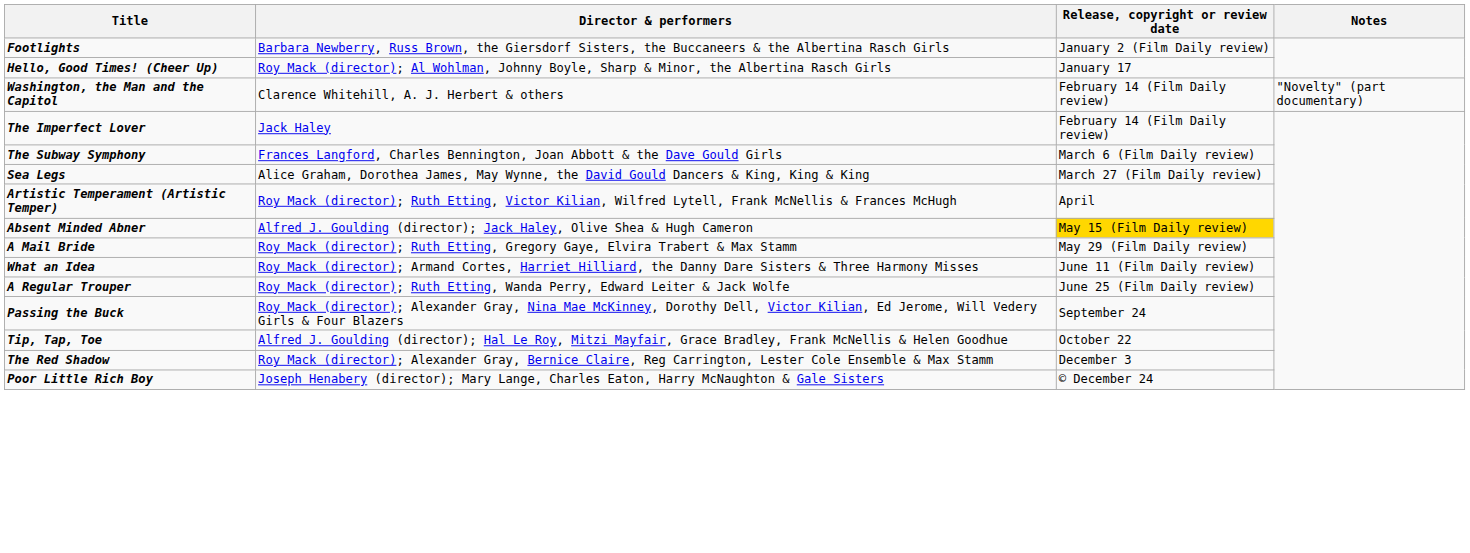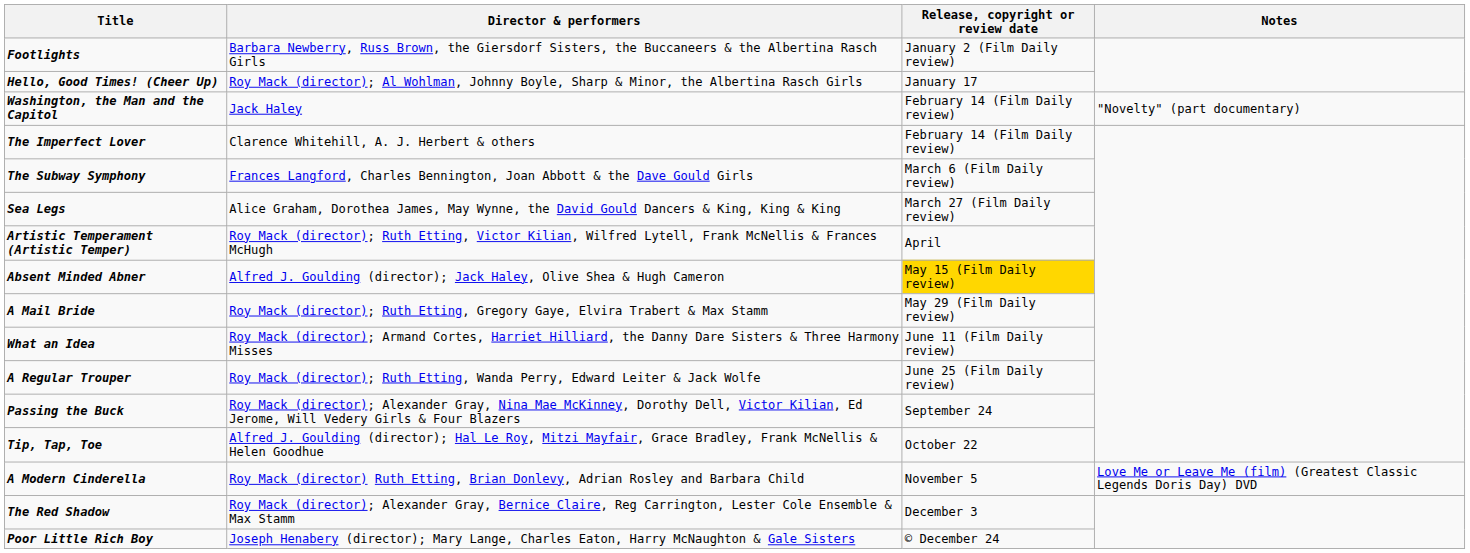(411, 94) Clarence Whitehill, A. J. Herbert & others -> (266, 108) Jack Haley
(295, 128) Jack Haley -> (382, 142) Clarence Whitehill, A. J. Herbert & others
+ row: (76, 479)
